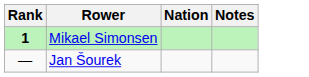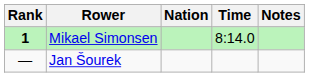+ column: (235, 15)
